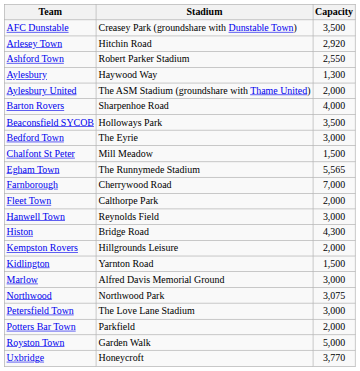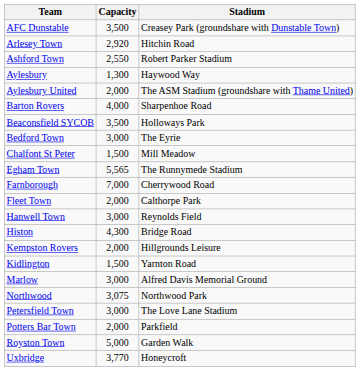columns swapped: (204, 12) <-> (334, 12)
